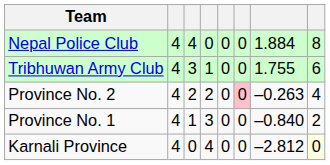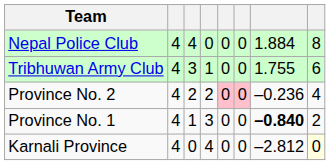(226, 95) no background -> (226, 95) pink background
(279, 95) –0.263 -> (279, 95) –0.236
(279, 120) normal -> (279, 120) bold
